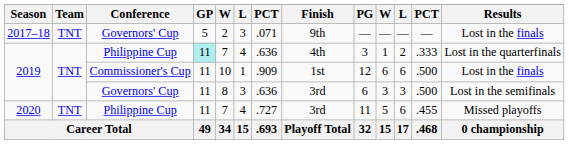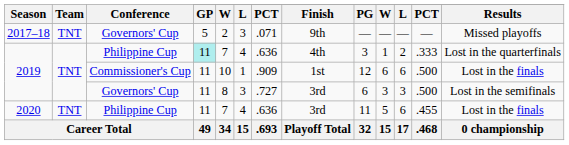(503, 33) Lost in the finals -> (503, 33) Missed playoffs
(267, 91) .636 -> (267, 91) .727
(267, 110) .727 -> (267, 110) .636
(503, 110) Missed playoffs -> (503, 110) Lost in the finals
